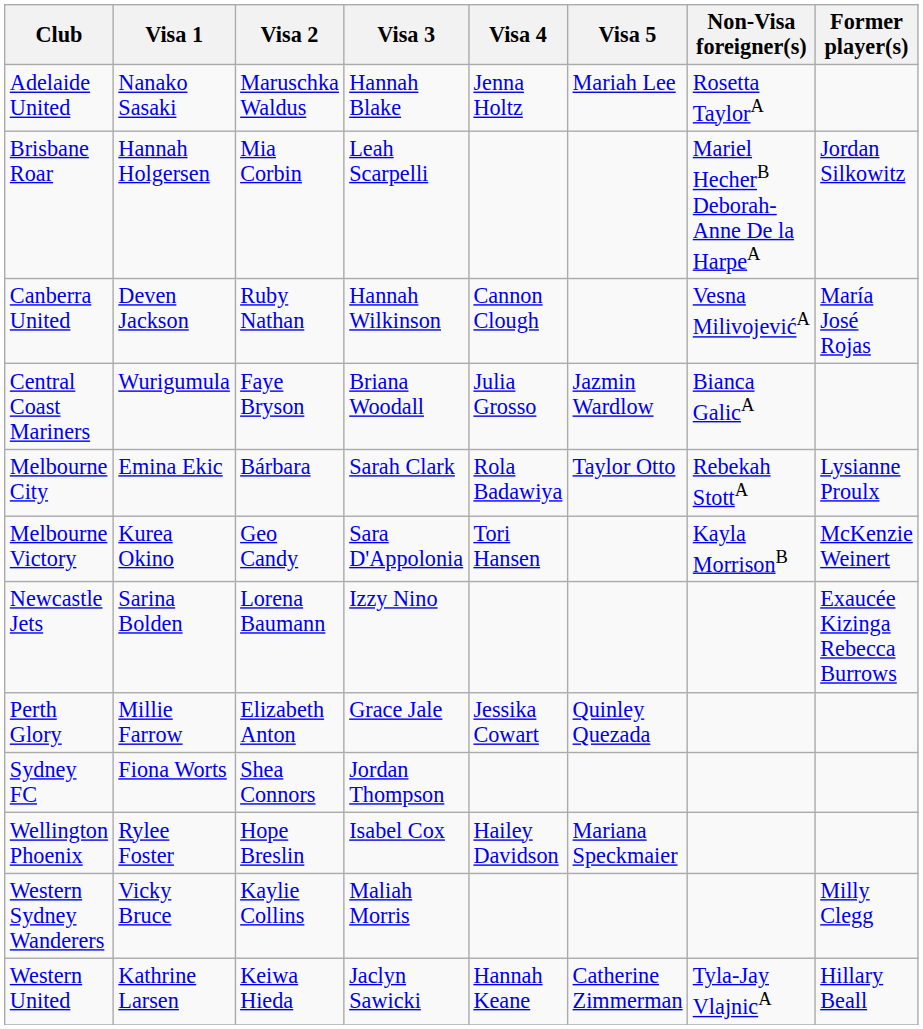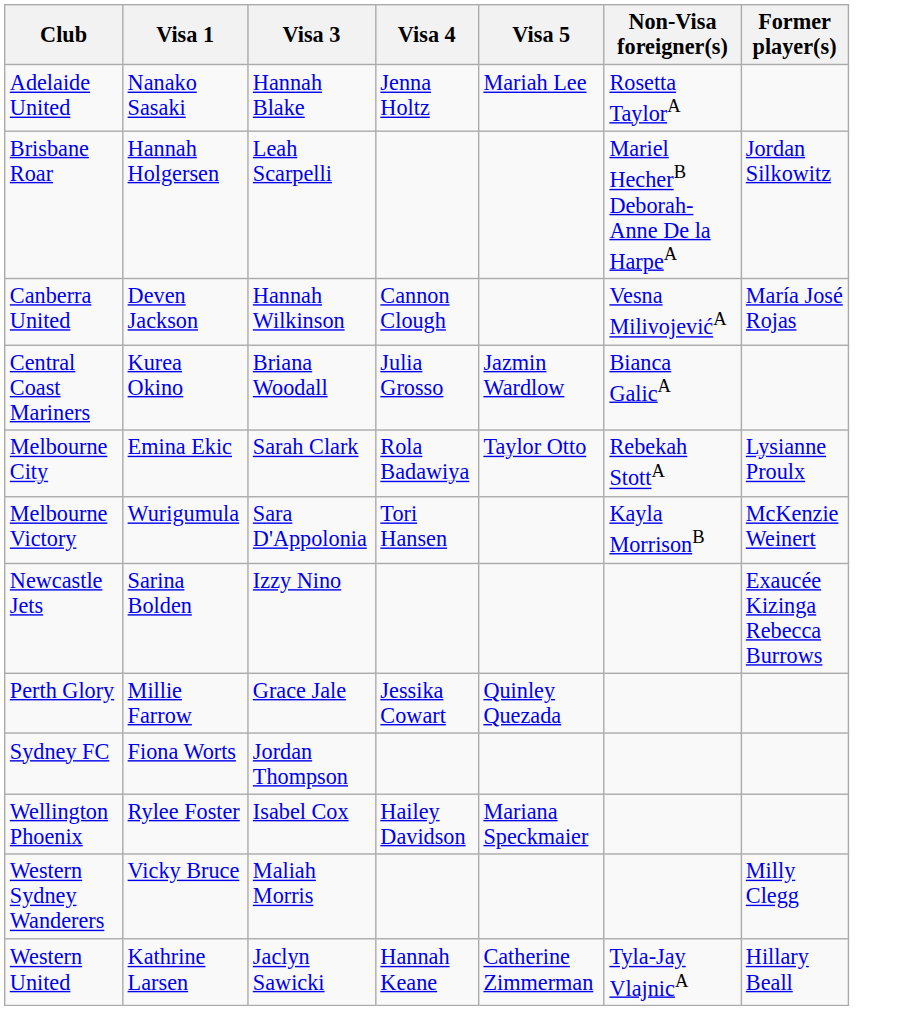- column: (290, 34)
(174, 381) Wurigumula -> (155, 374) Kurea Okino
(146, 545) Kurea Okino -> (183, 514) Wurigumula
